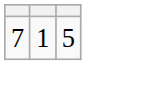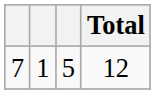+ column: (116, 25)
